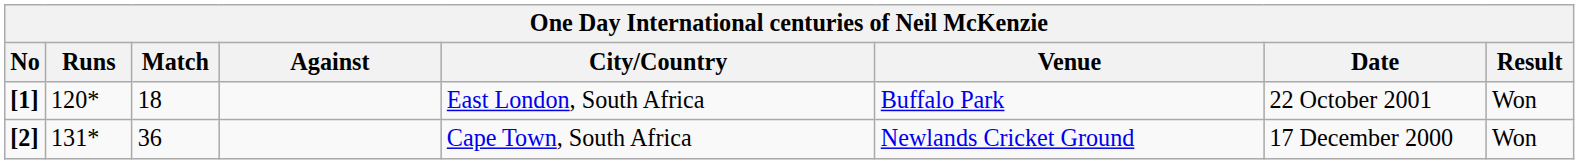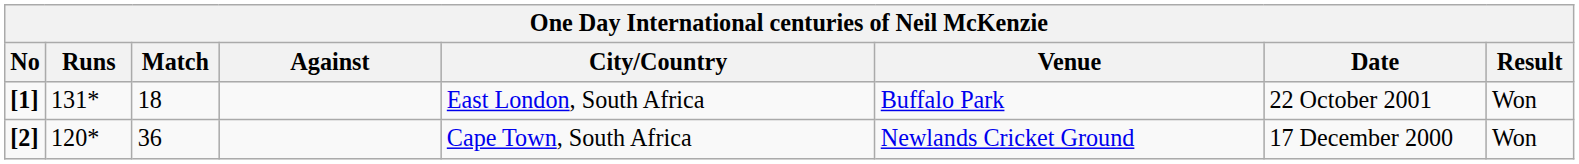(75, 100) 120* -> (75, 100) 131*
(75, 138) 131* -> (75, 138) 120*
